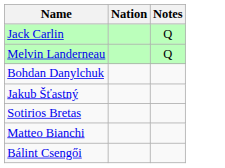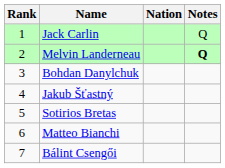+ column: (22, 14)
(168, 53) normal -> (203, 53) bold
